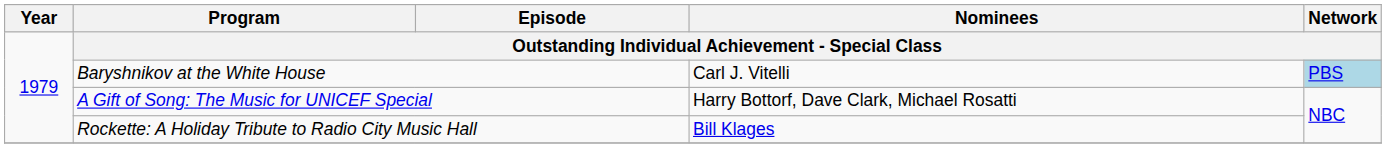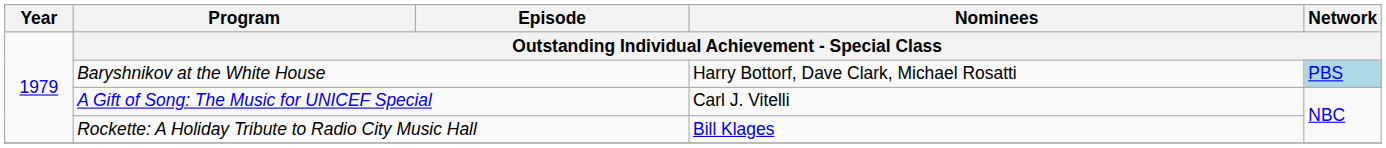(741, 73) Carl J. Vitelli -> (855, 73) Harry Bottorf, Dave Clark, Michael Rosatti
(855, 101) Harry Bottorf, Dave Clark, Michael Rosatti -> (741, 101) Carl J. Vitelli
